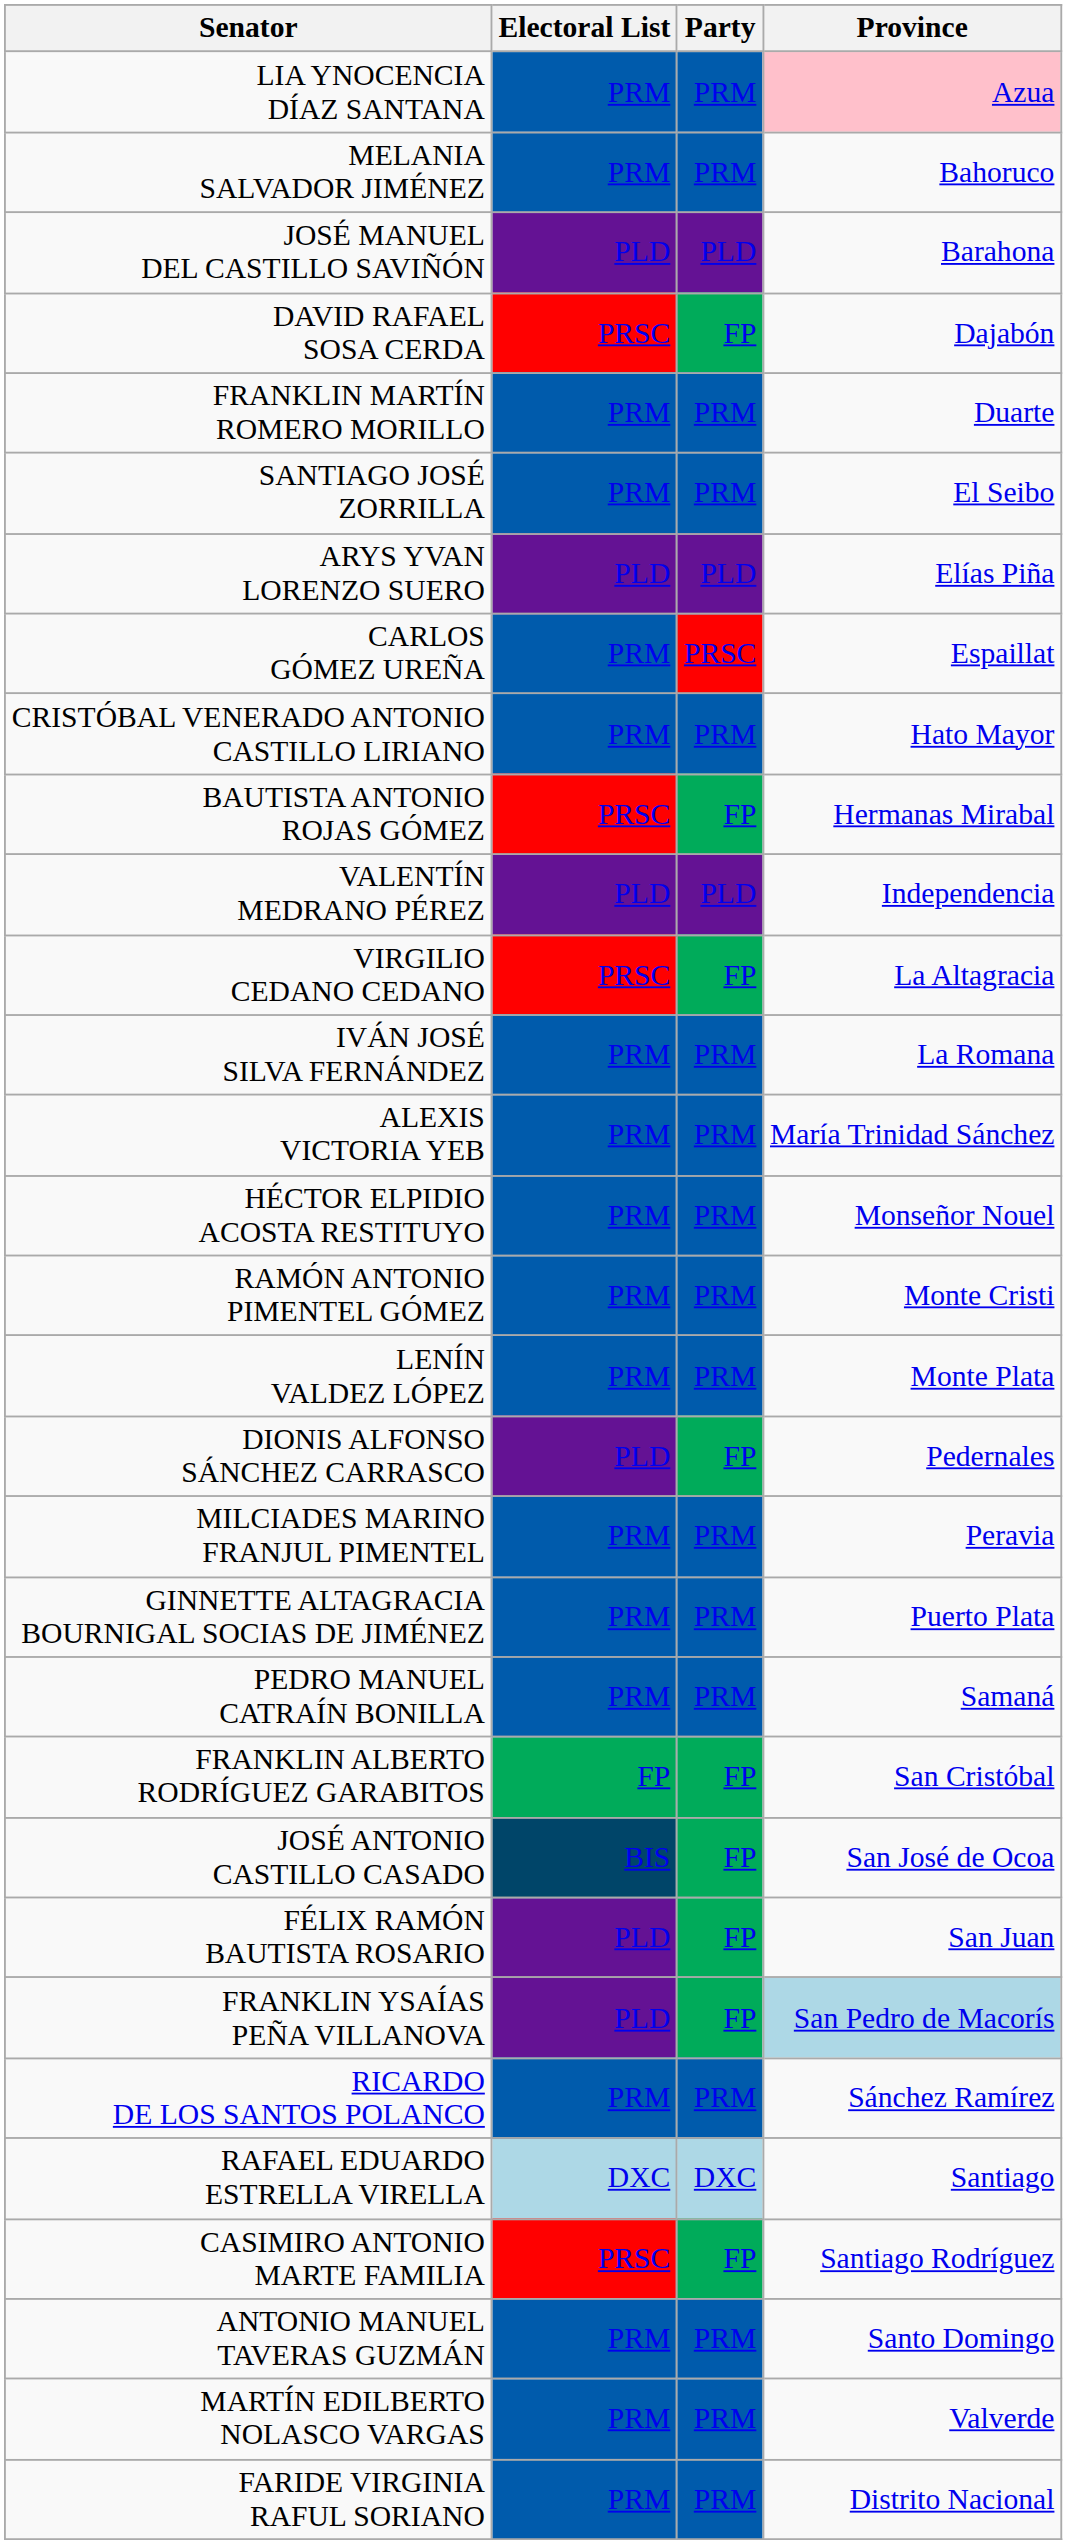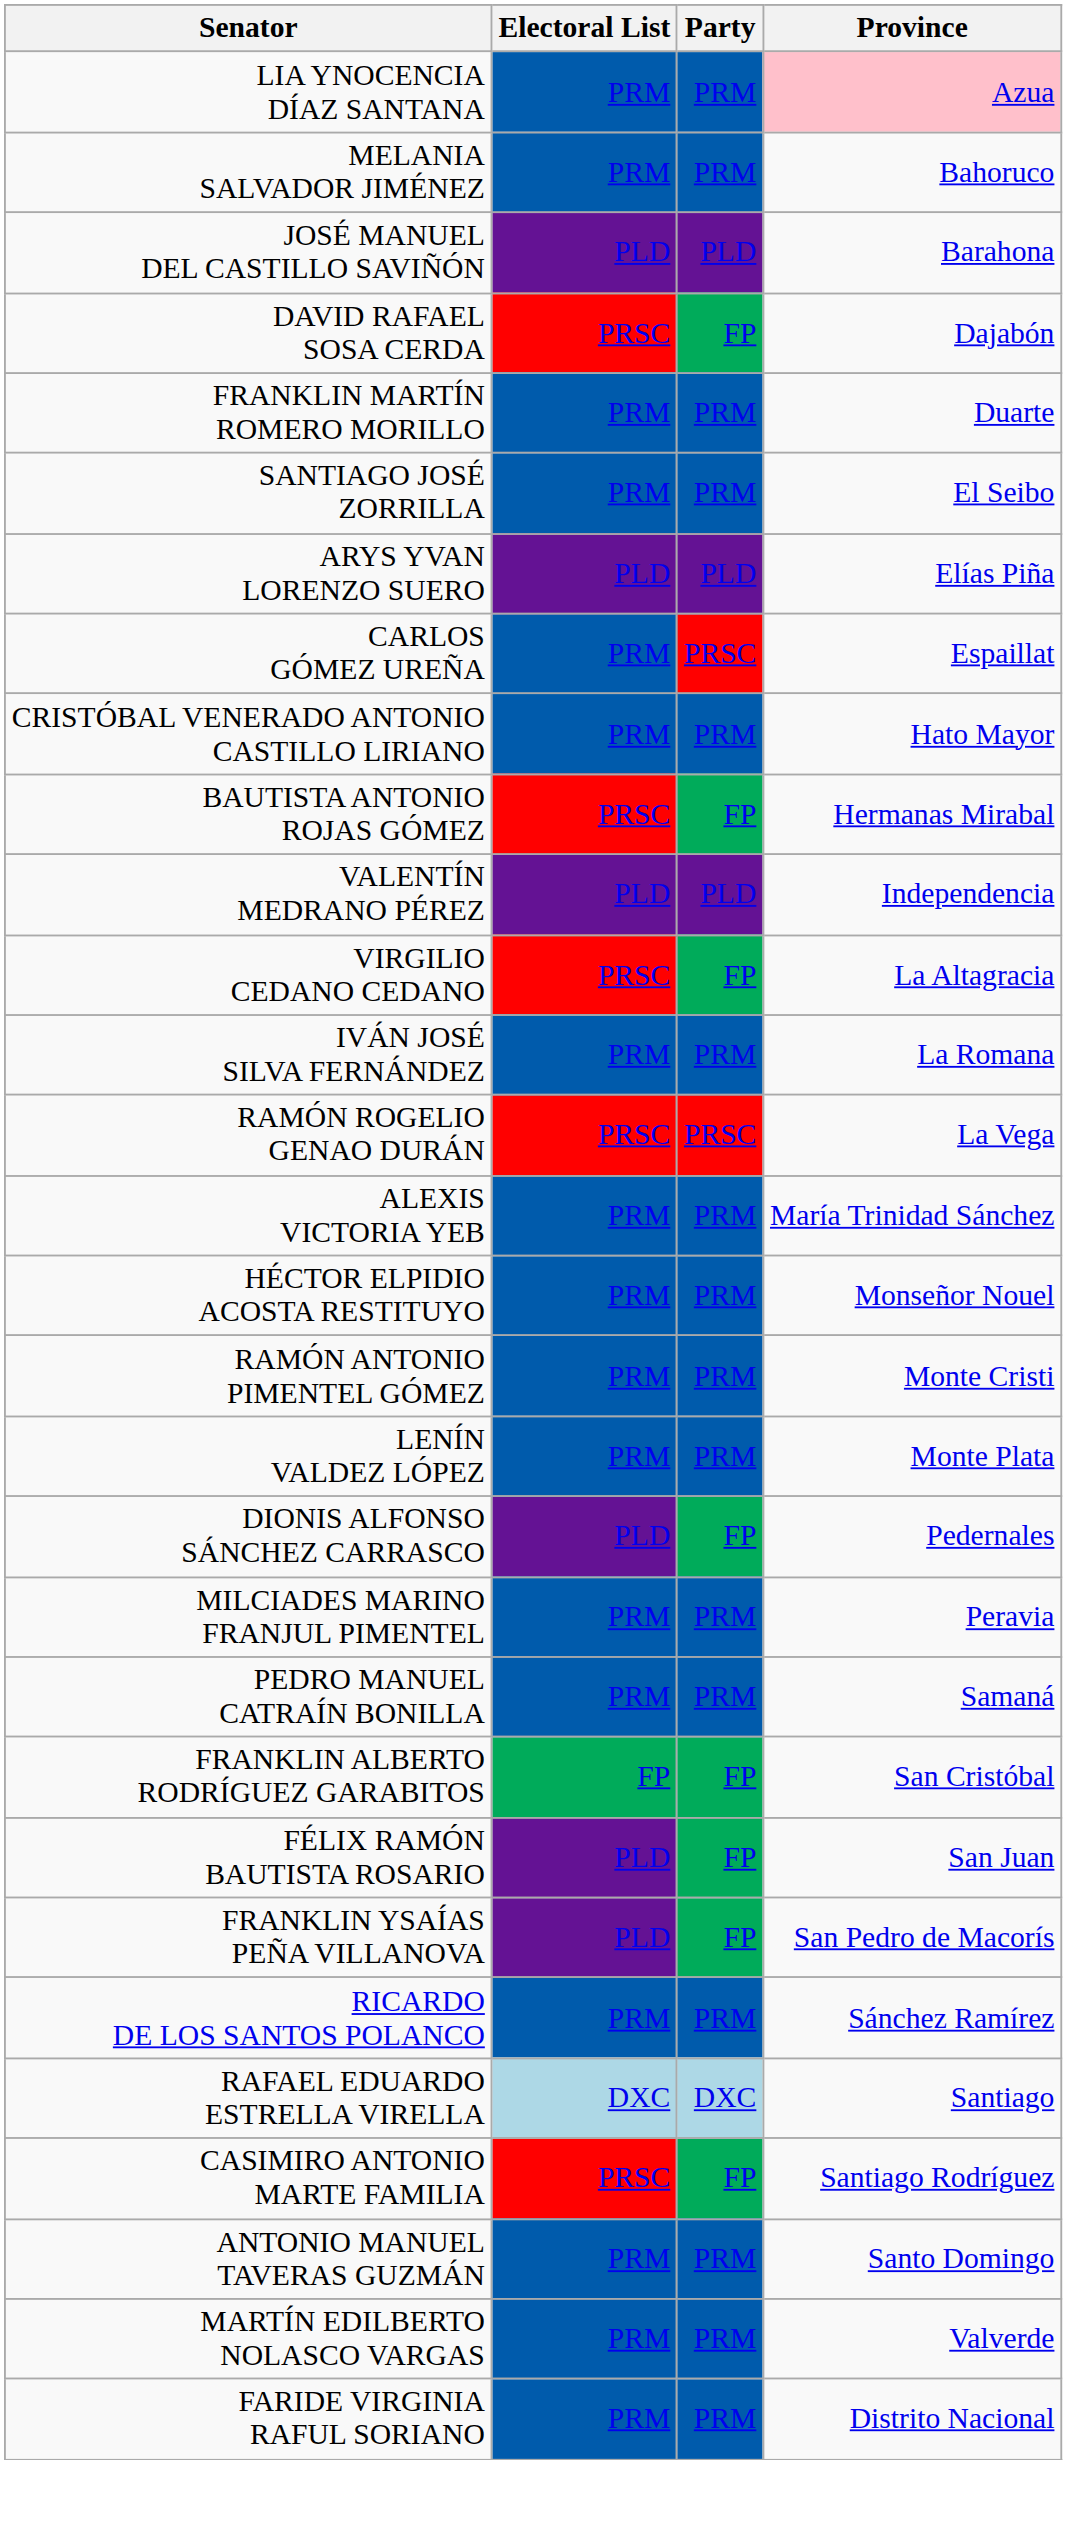+ row: (361, 1134)
- row: (253, 1616)
- row: (349, 1856)
(924, 2017) lightblue background -> (924, 1937) no background
